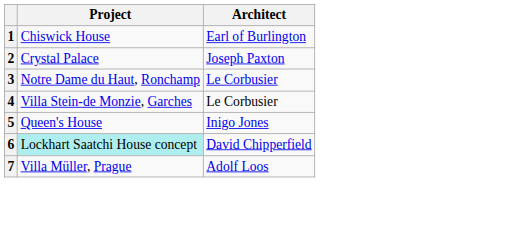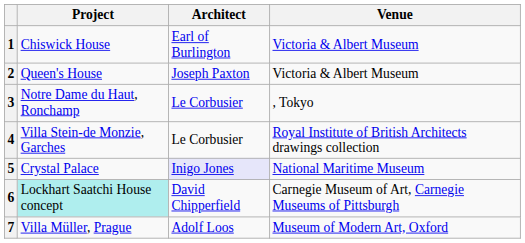+ column: (395, 15)
(60, 58) Crystal Palace -> (61, 73) Queen's House
(61, 123) Queen's House -> (60, 169) Crystal Palace
(237, 123) no background -> (203, 169) lavender background
